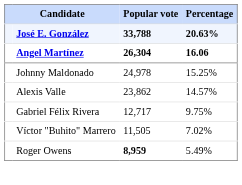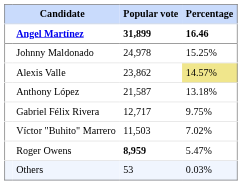- row: (53, 33)
(137, 53) 26,304 -> (137, 33) 31,899
(197, 53) 16.06 -> (197, 33) 16.46
(201, 92) no background -> (201, 72) khaki background
+ row: (48, 92)
(137, 131) 11,505 -> (137, 131) 11,503
(199, 150) 5.49% -> (199, 150) 5.47%
+ row: (30, 170)
